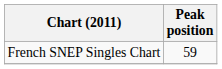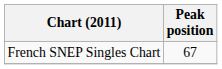(190, 52) 59 -> (190, 52) 67
